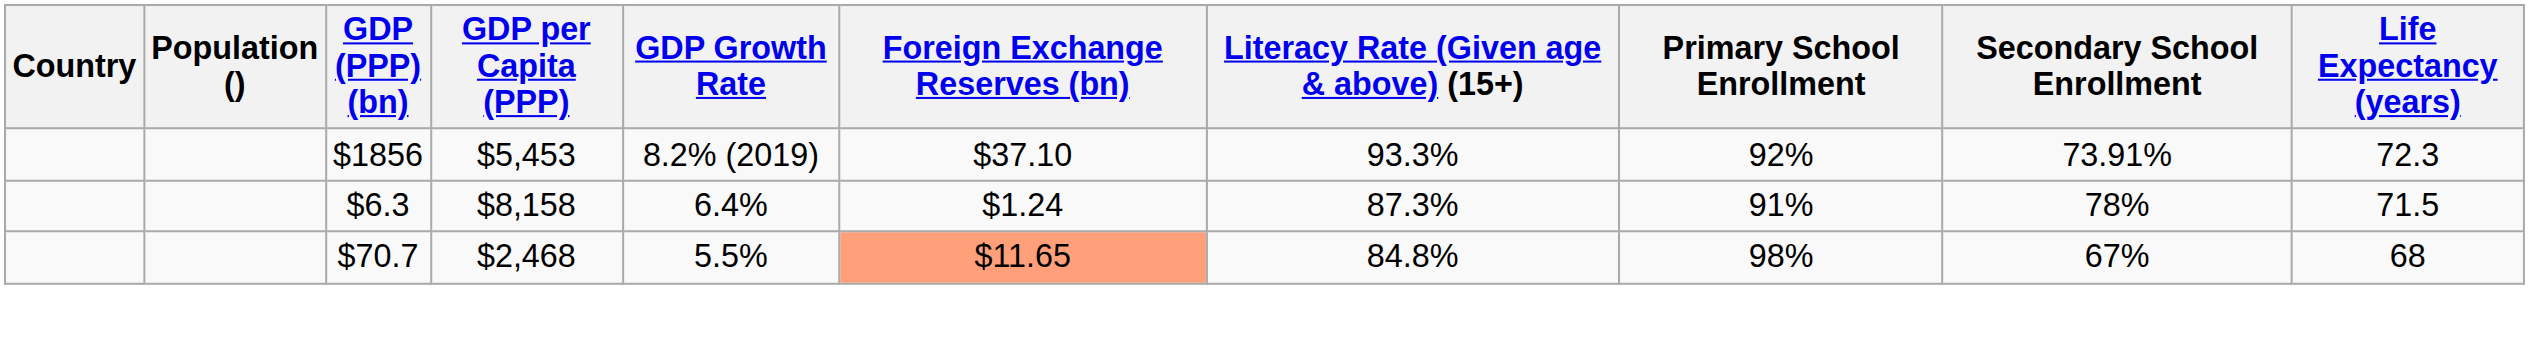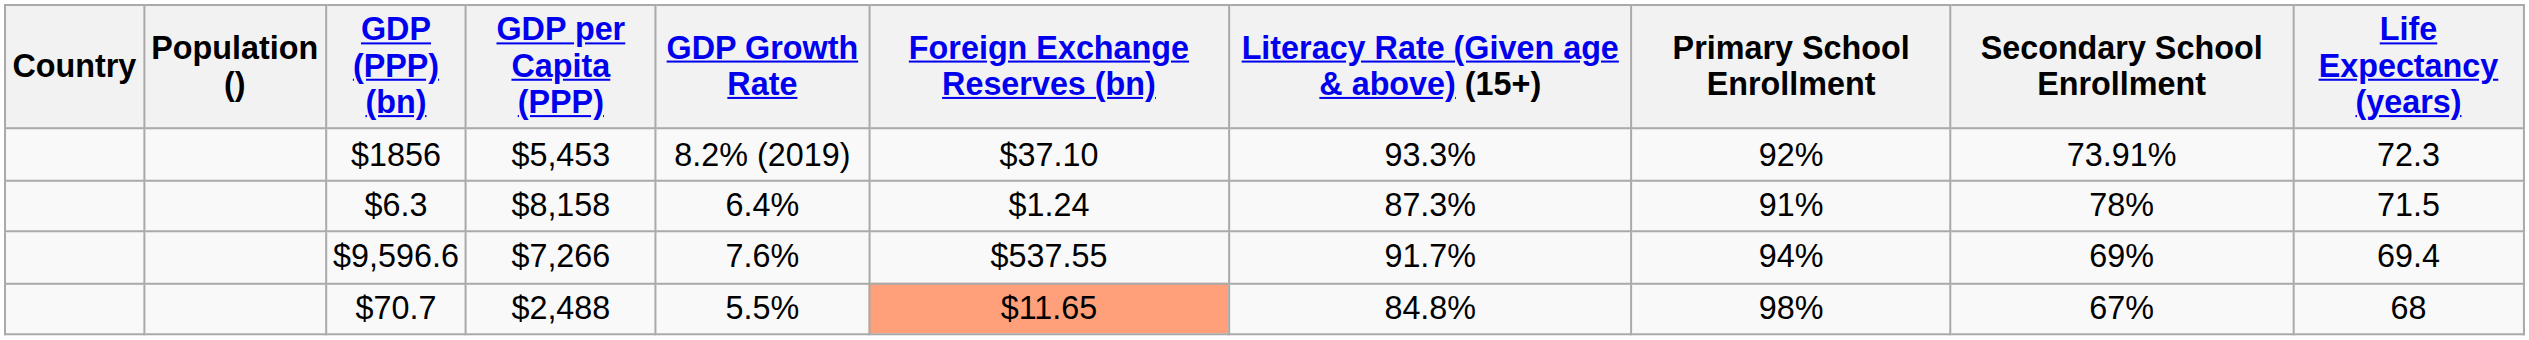+ row: (396, 256)
(526, 256) $2,468 -> (561, 307) $2,488
